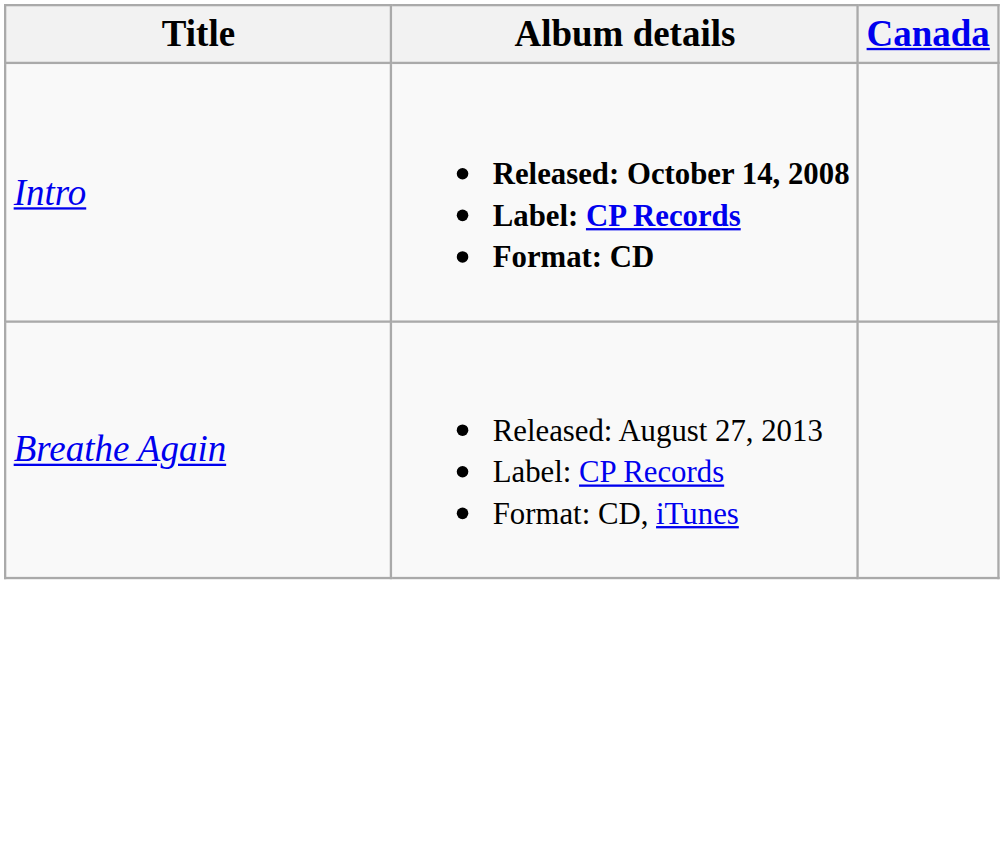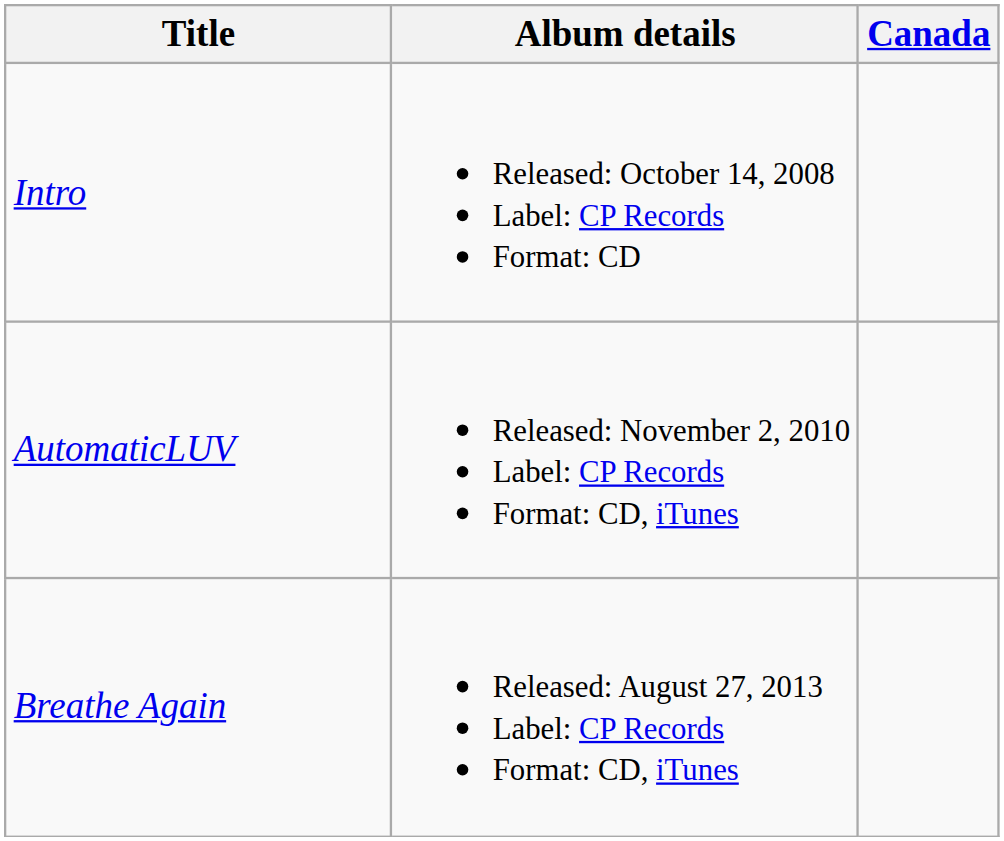(625, 213) bold -> (625, 213) normal
+ row: (125, 449)
